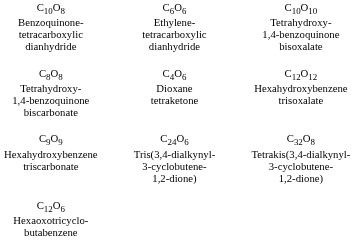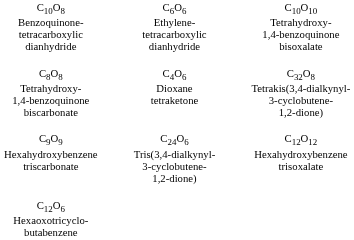(301, 87) C12O12 Hexahydroxybenzene trisoxalate -> (301, 93) C32O8 Tetrakis(3,4-dialkynyl- 3-cyclobutene- 1,2-dione)
(301, 158) C32O8 Tetrakis(3,4-dialkynyl- 3-cyclobutene- 1,2-dione) -> (301, 152) C12O12 Hexahydroxybenzene trisoxalate
